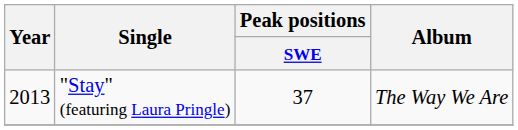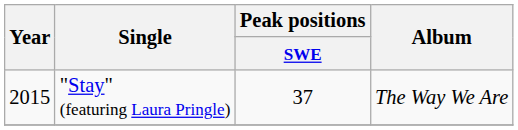(30, 97) 2013 -> (30, 97) 2015
